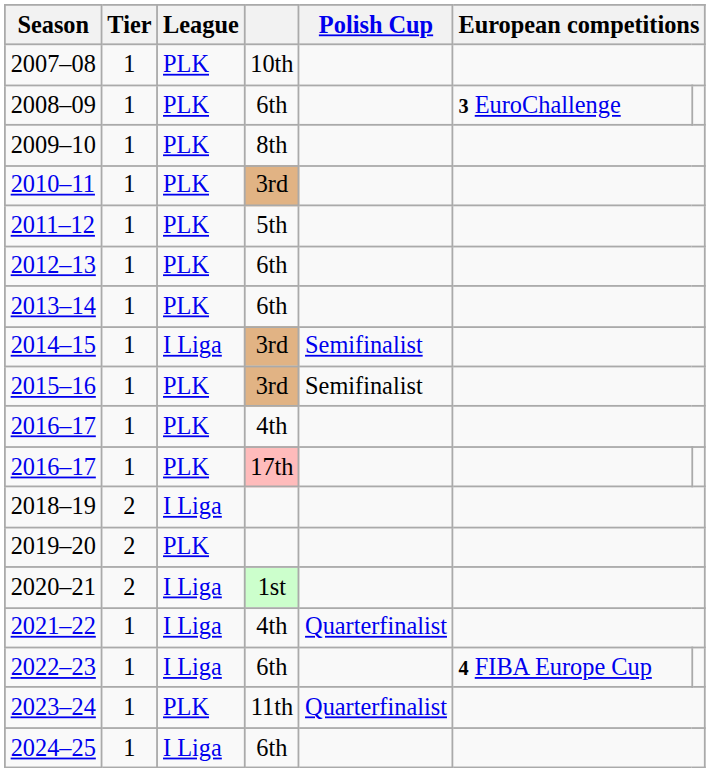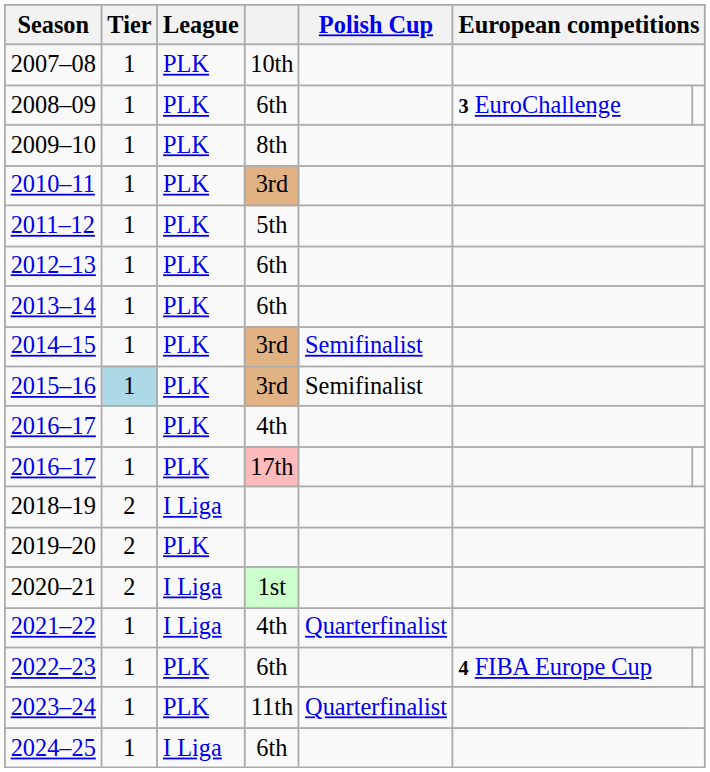(192, 345) I Liga -> (186, 345) PLK
(129, 385) no background -> (129, 385) lightblue background
(192, 666) I Liga -> (186, 666) PLK
